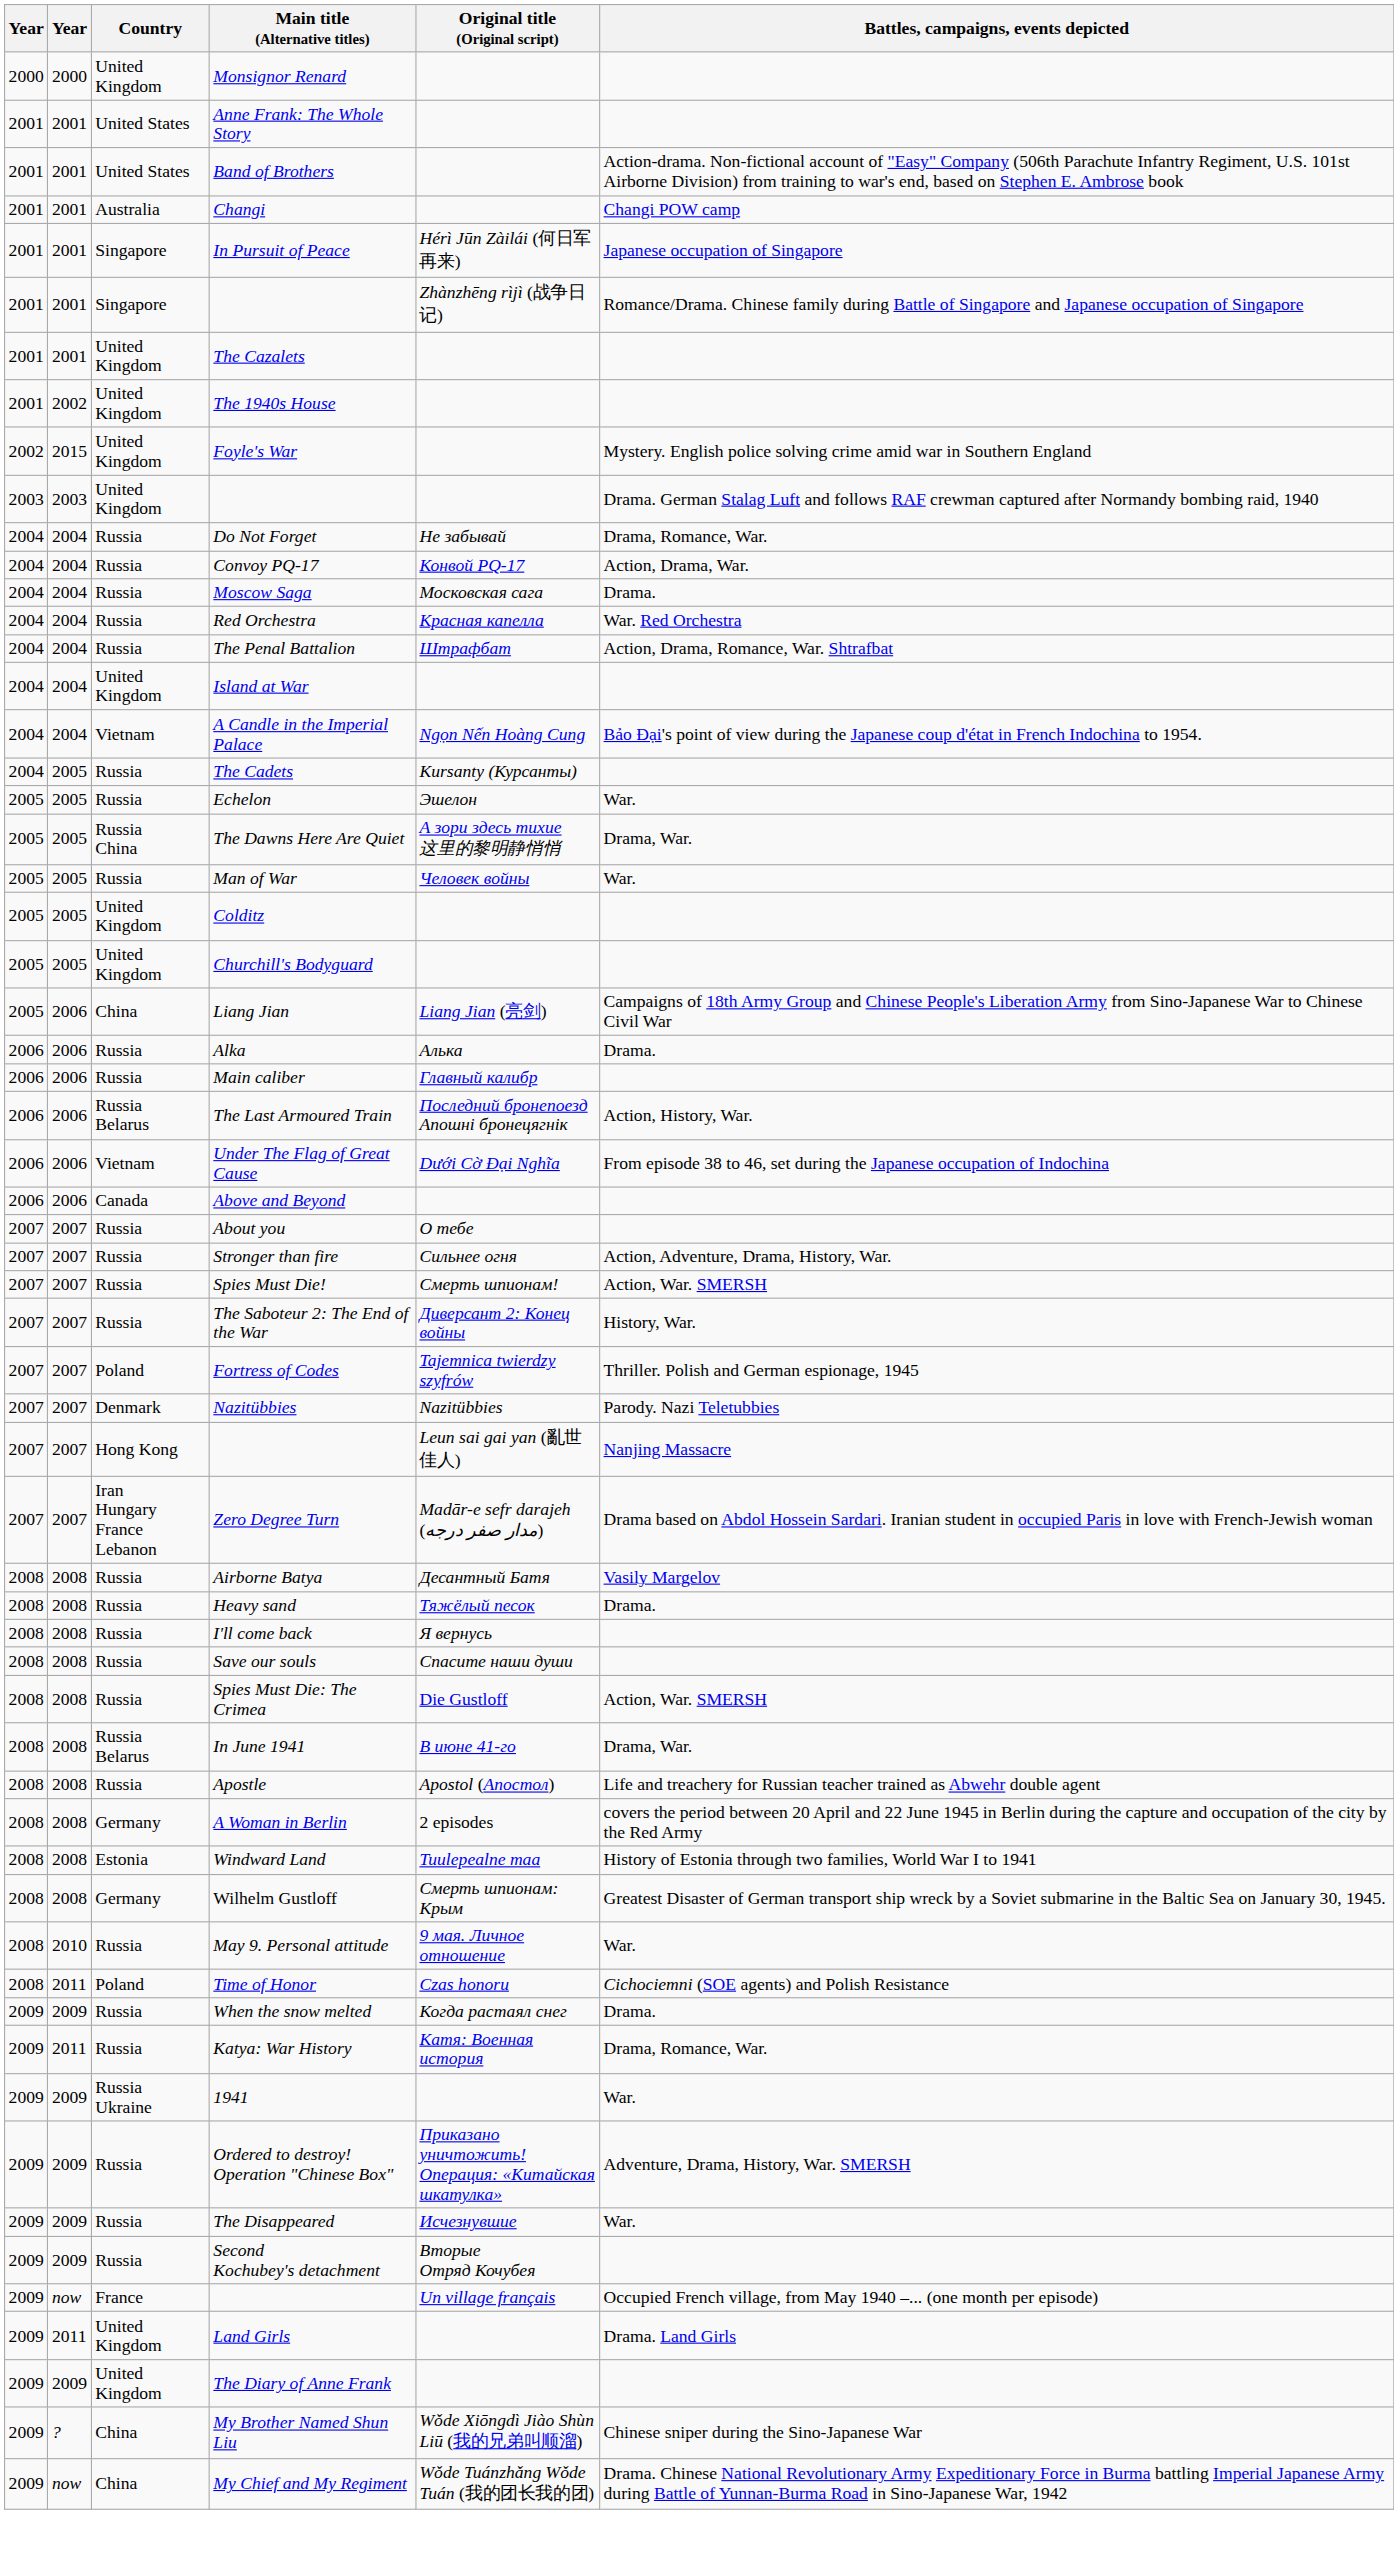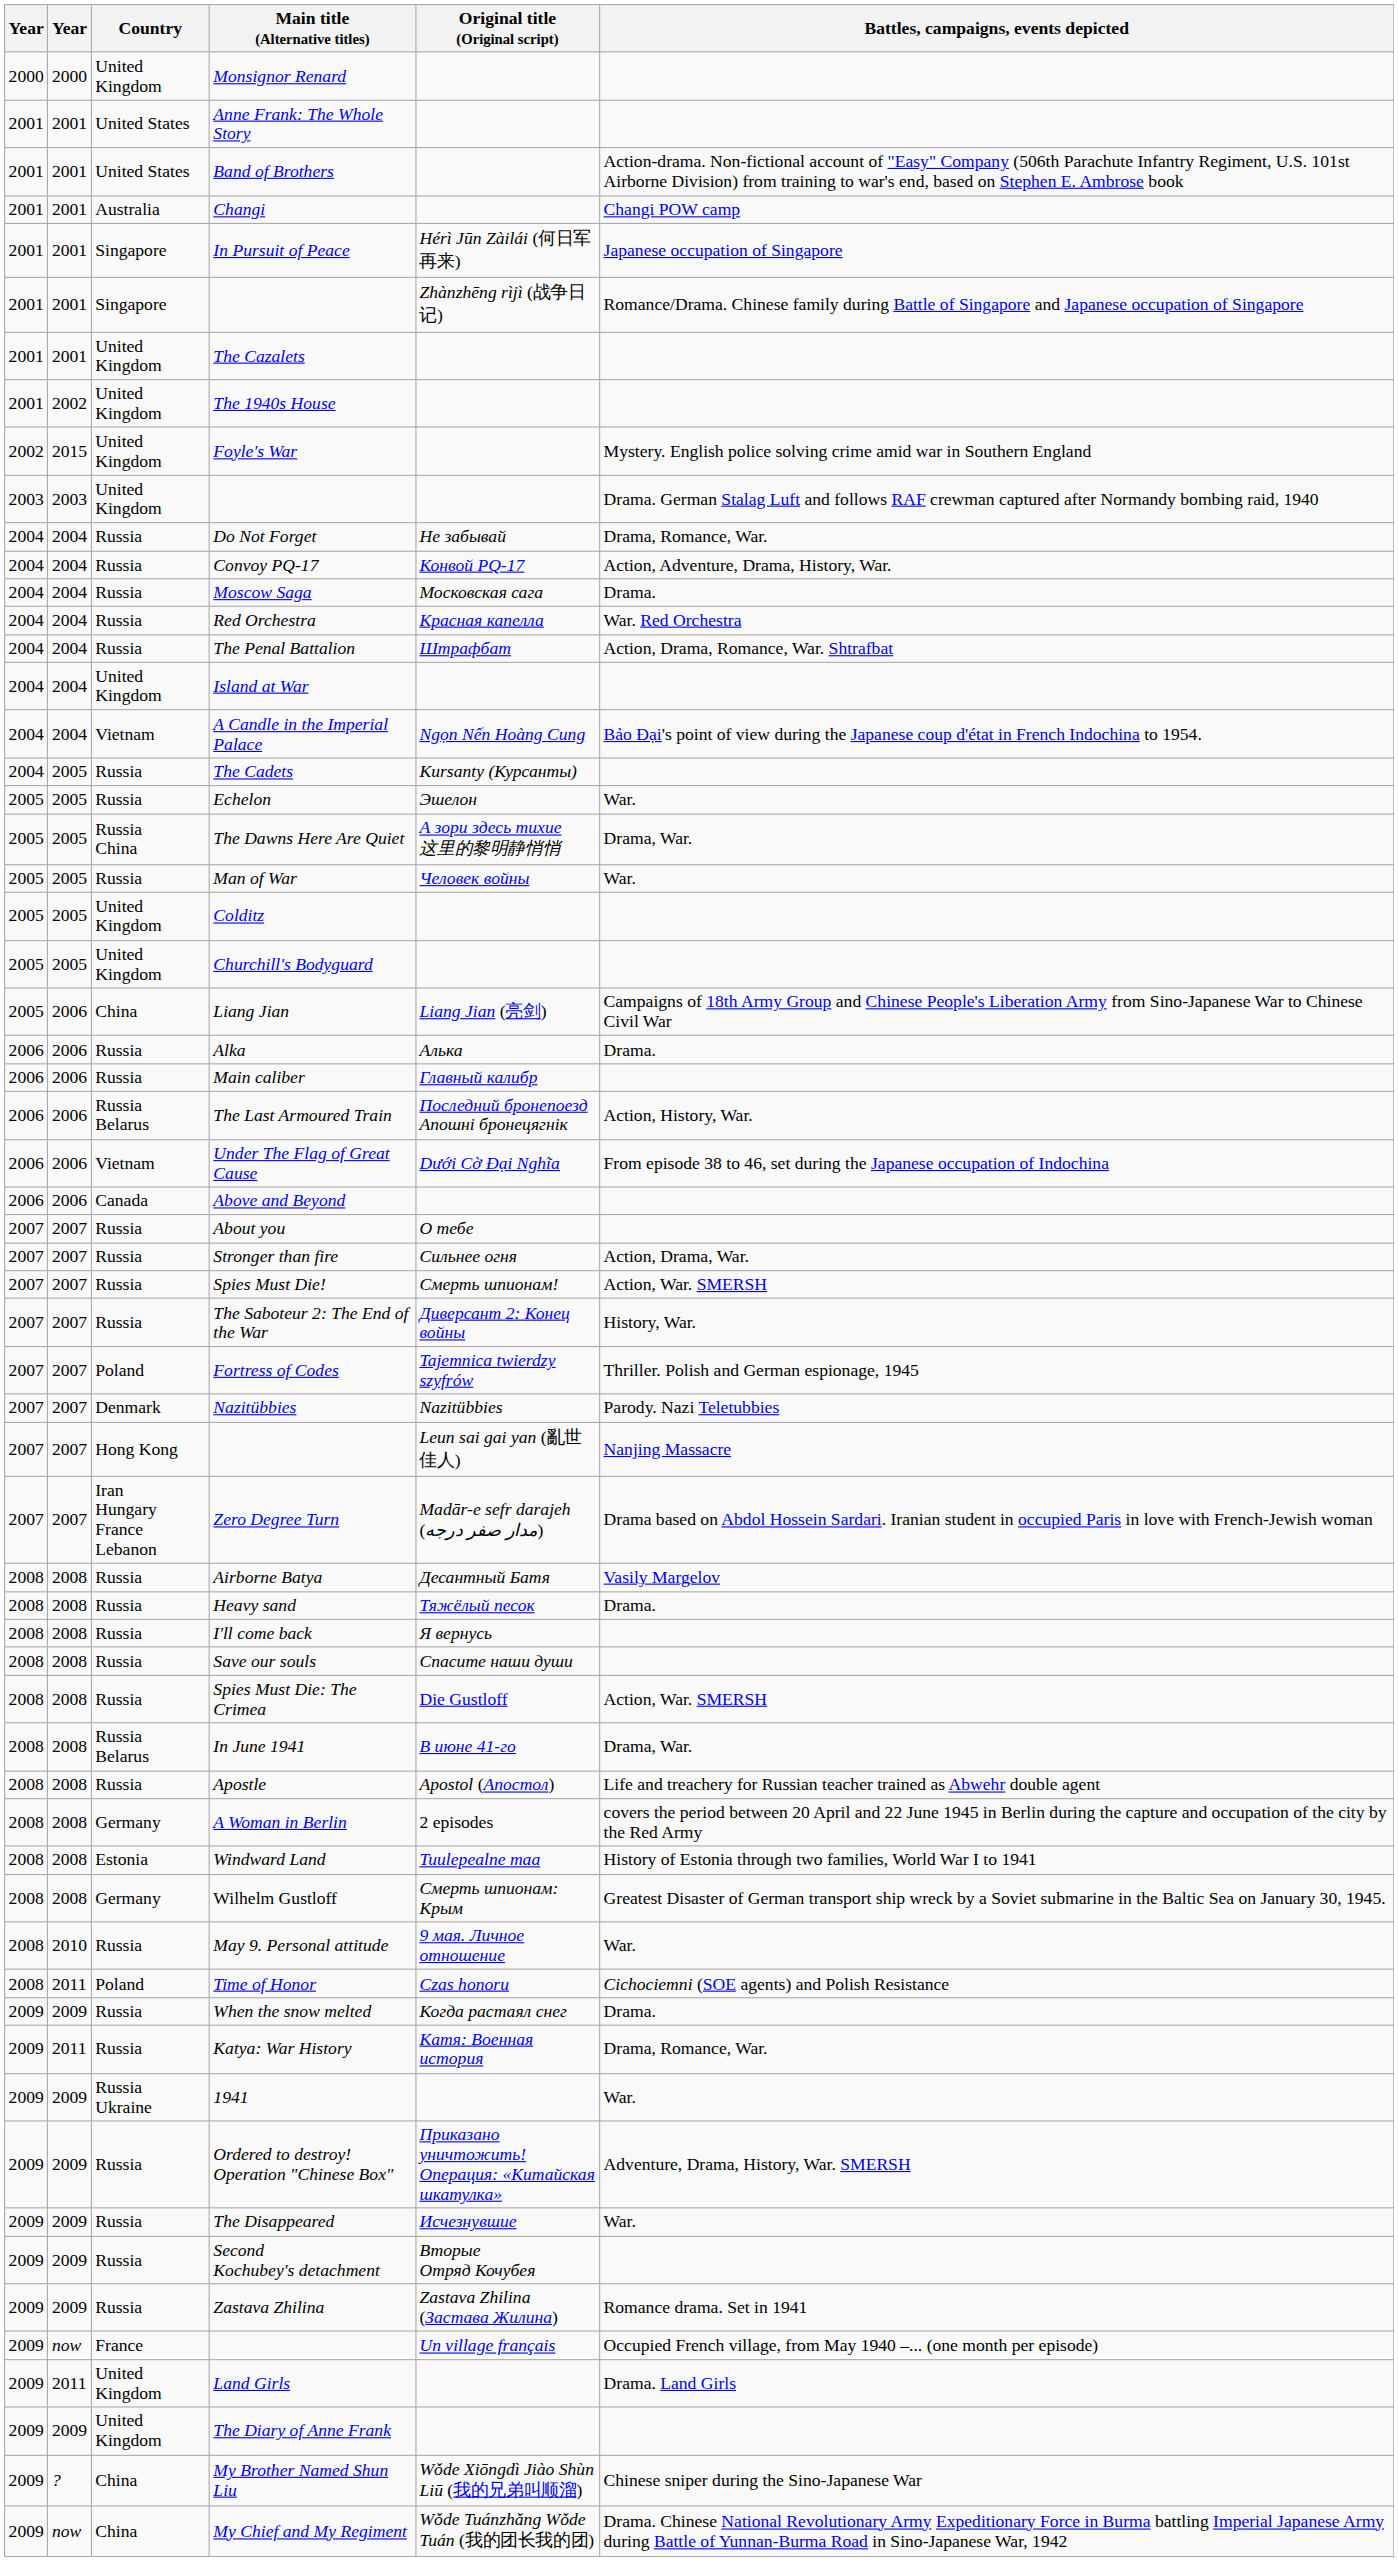(676, 564) Action, Drama, War. -> (748, 564) Action, Adventure, Drama, History, War.
(748, 1256) Action, Adventure, Drama, History, War. -> (676, 1256) Action, Drama, War.
+ row: (119, 2307)
